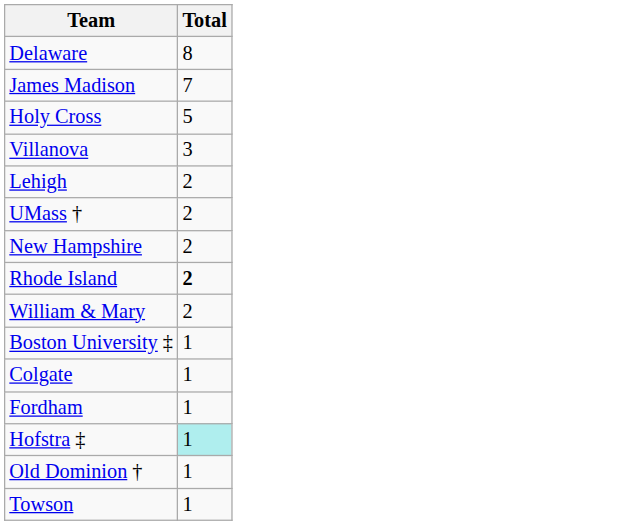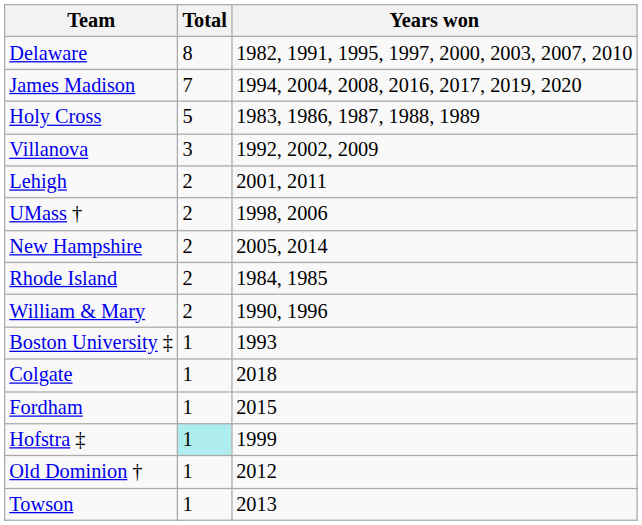+ column: (434, 20)
(187, 278) bold -> (187, 278) normal
